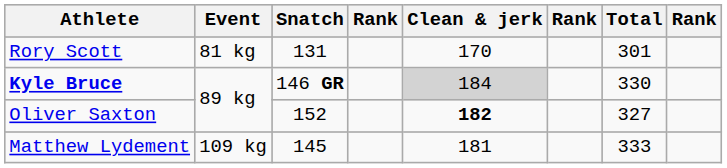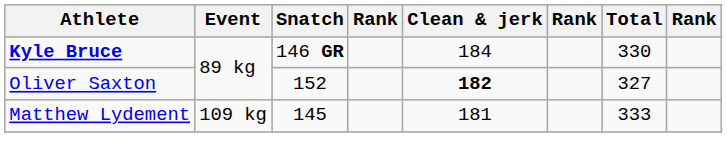- row: (66, 52)
(475, 84) lightgrey background -> (475, 52) no background
